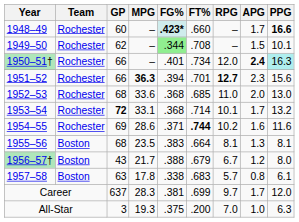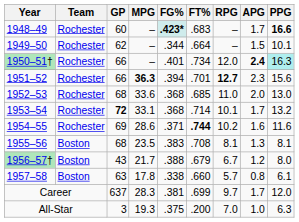(200, 29) .660 -> (200, 29) .683
(174, 45) lightgreen background -> (174, 45) no background
(200, 45) .708 -> (200, 45) .664
(200, 144) .664 -> (200, 144) .708
(200, 176) .683 -> (200, 176) .660
